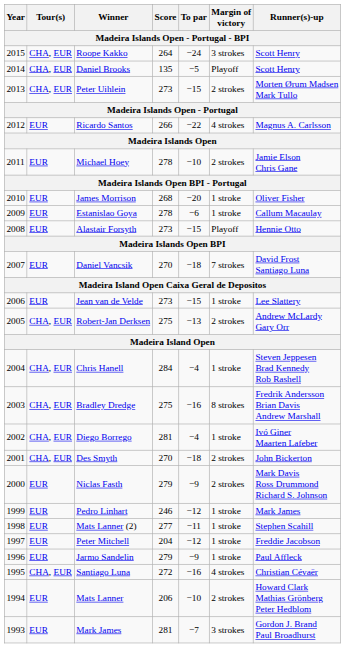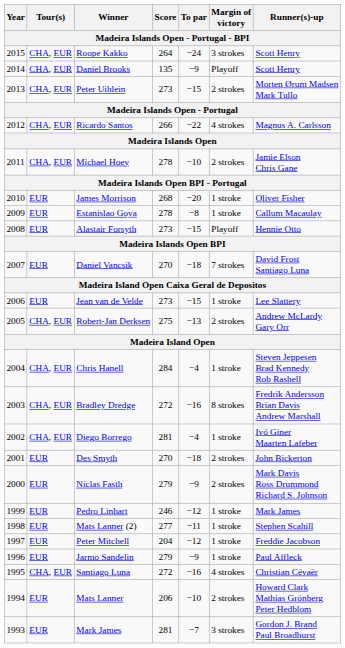(194, 69) −5 -> (194, 69) −9
(39, 126) EUR -> (51, 126) CHA, EUR
(39, 162) EUR -> (51, 162) CHA, EUR
(194, 213) −6 -> (194, 213) −8
(165, 405) 275 -> (165, 405) 272
(51, 458) CHA, EUR -> (39, 458) EUR
